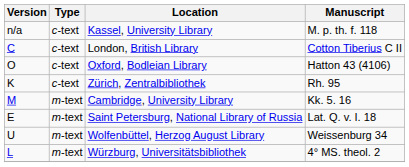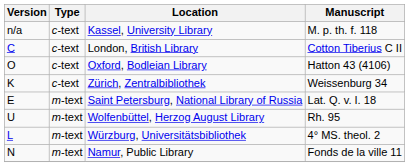(324, 83) Rh. 95 -> (347, 83) Weissenburg 34
- row: (160, 100)
(347, 135) Weissenburg 34 -> (324, 118) Rh. 95
+ row: (140, 153)
